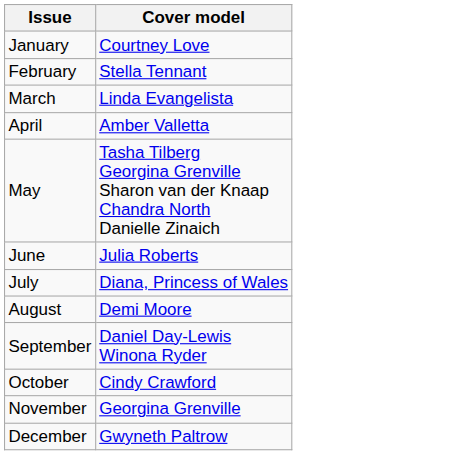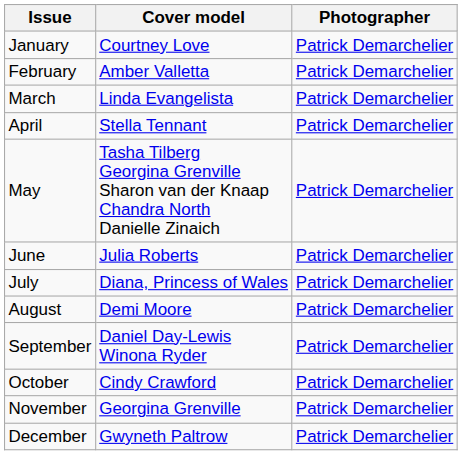+ column: (375, 17)
(153, 71) Stella Tennant -> (154, 71) Amber Valletta
(154, 125) Amber Valletta -> (153, 125) Stella Tennant
